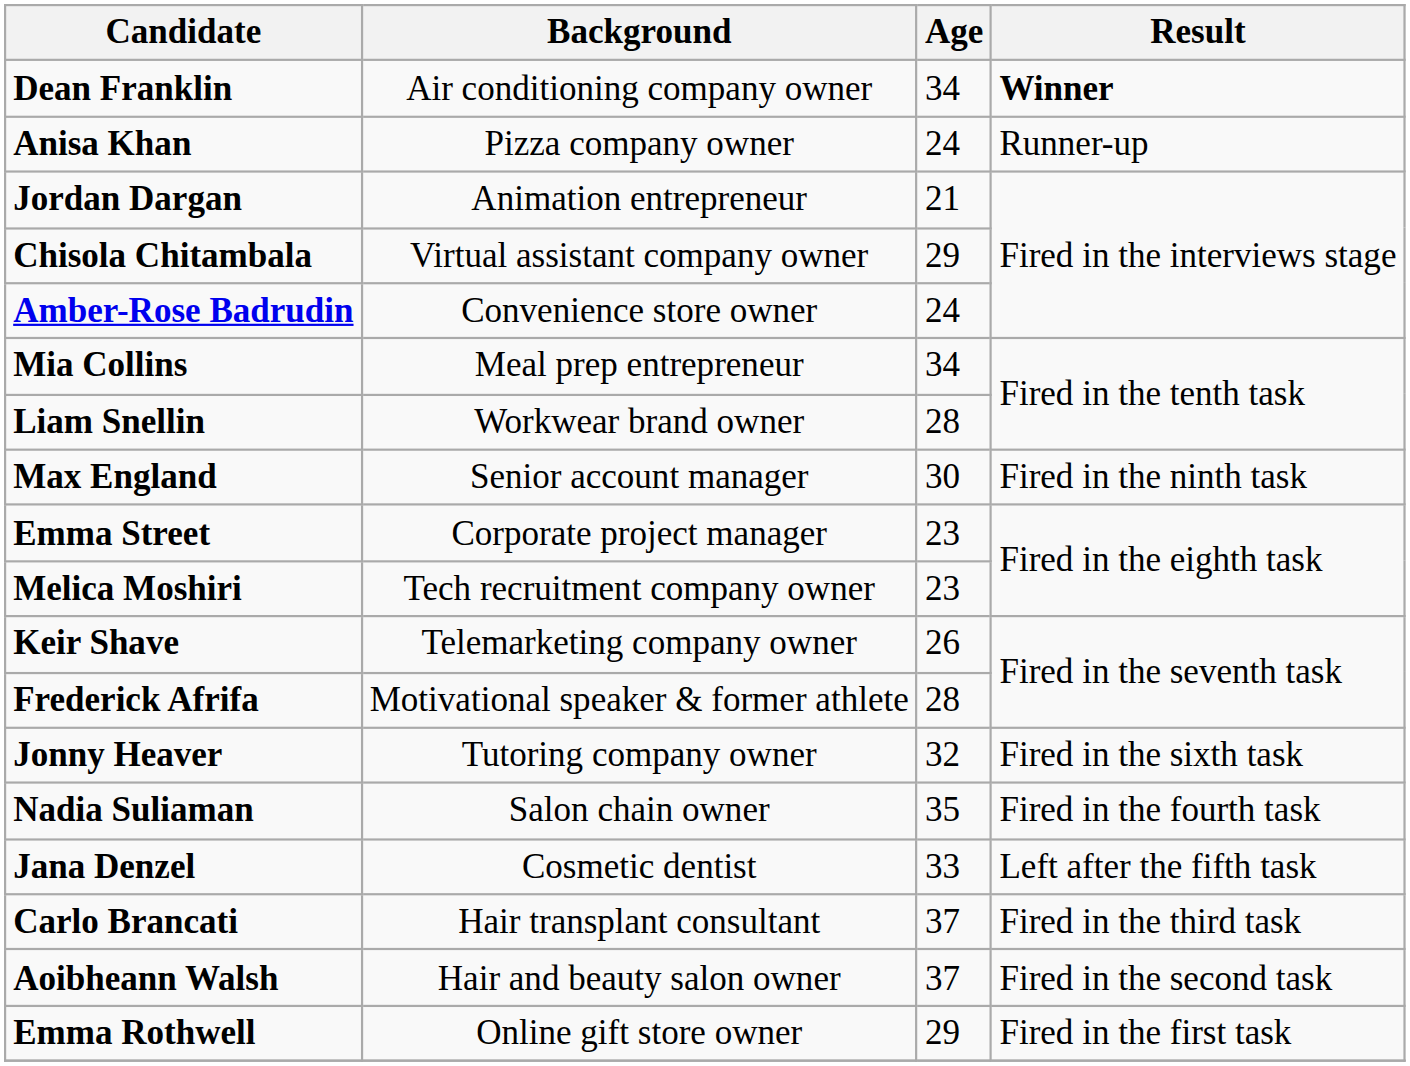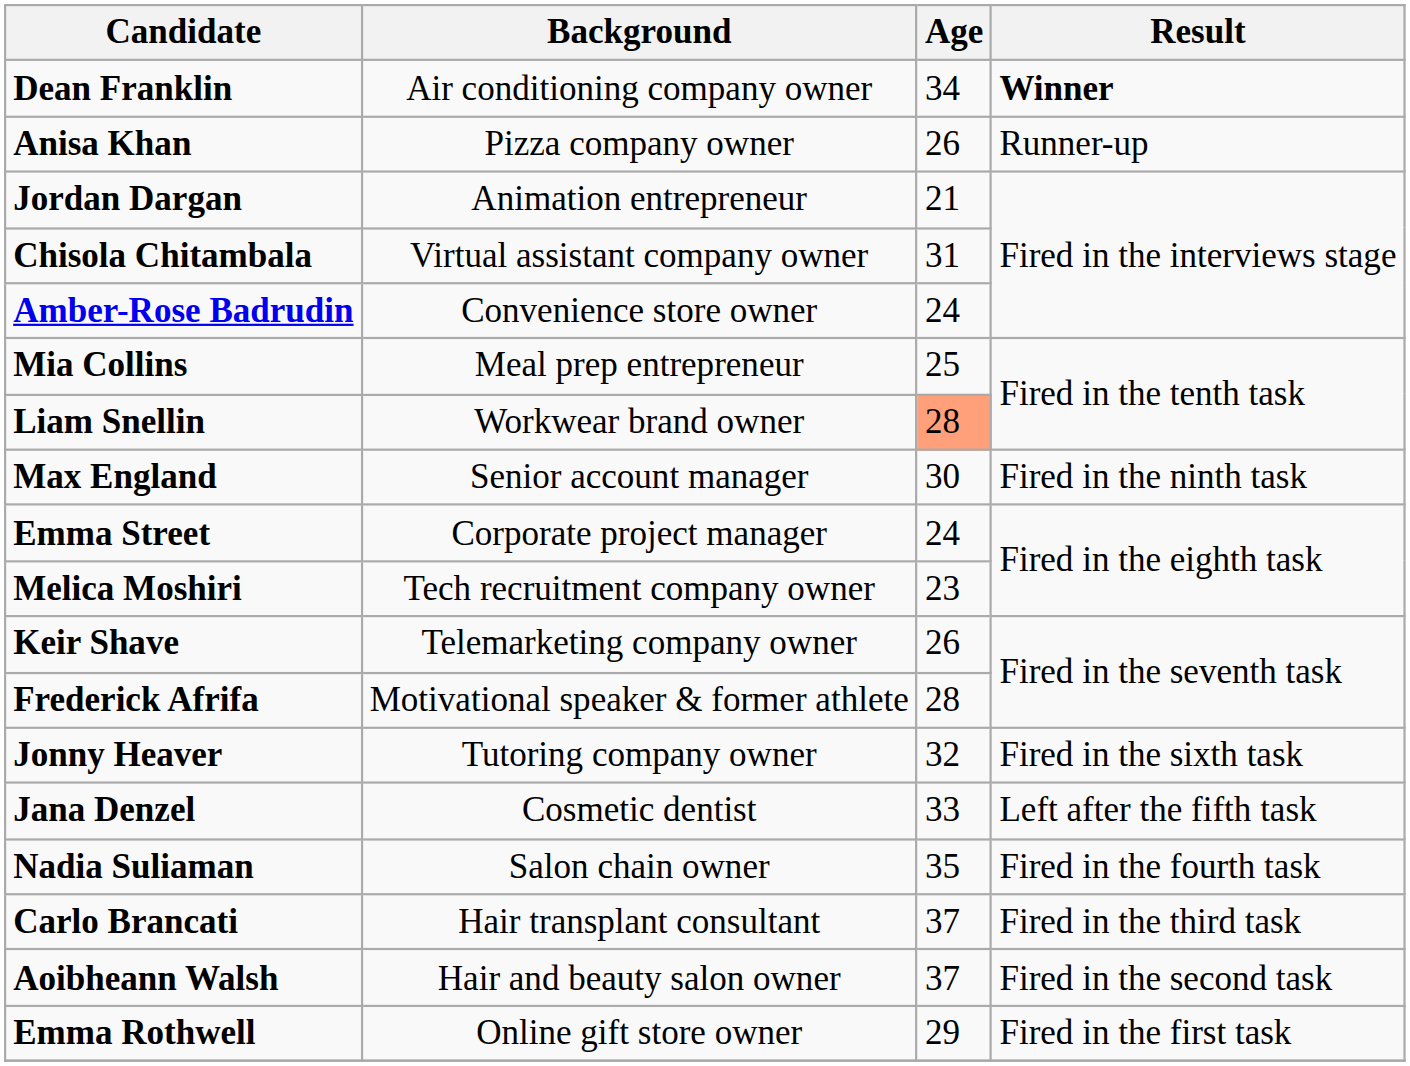(942, 143) 24 -> (942, 143) 26
(942, 254) 29 -> (942, 254) 31
(942, 365) 34 -> (942, 365) 25
(942, 421) no background -> (942, 421) lightsalmon background
(942, 532) 23 -> (942, 532) 24
rows swapped: (104, 865) <-> (133, 810)
